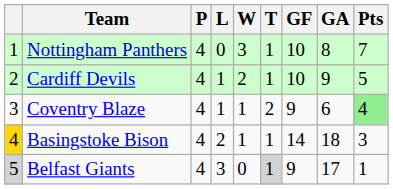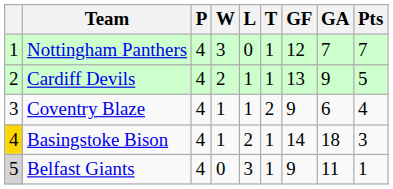columns swapped: (247, 19) <-> (222, 19)
(296, 49) 10 -> (296, 49) 12
(326, 49) 8 -> (326, 49) 7
(296, 79) 10 -> (296, 79) 13
(363, 109) lightgreen background -> (363, 109) no background
(270, 169) lightgrey background -> (270, 169) no background
(331, 169) 17 -> (330, 169) 11
